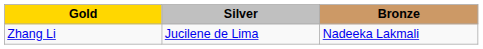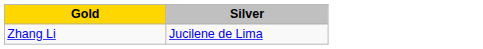- column: (399, 14)
